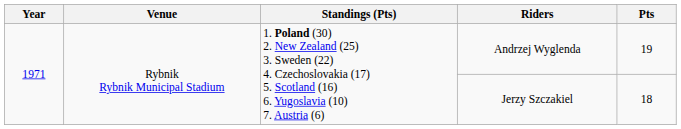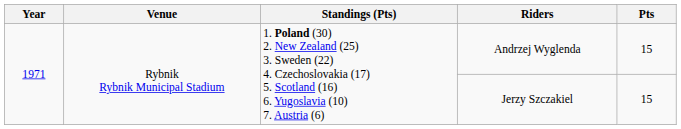(647, 49) 19 -> (647, 49) 15
(647, 99) 18 -> (647, 99) 15
